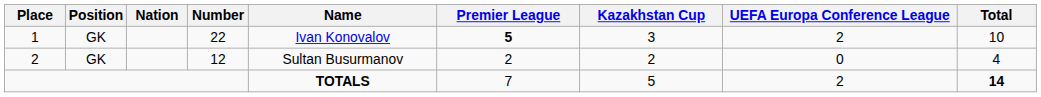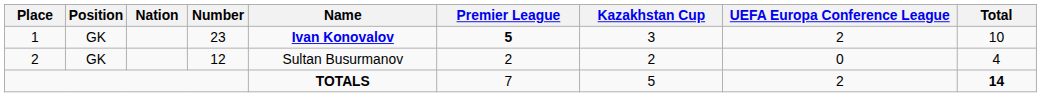(218, 37) 22 -> (218, 37) 23
(343, 37) normal -> (343, 37) bold
